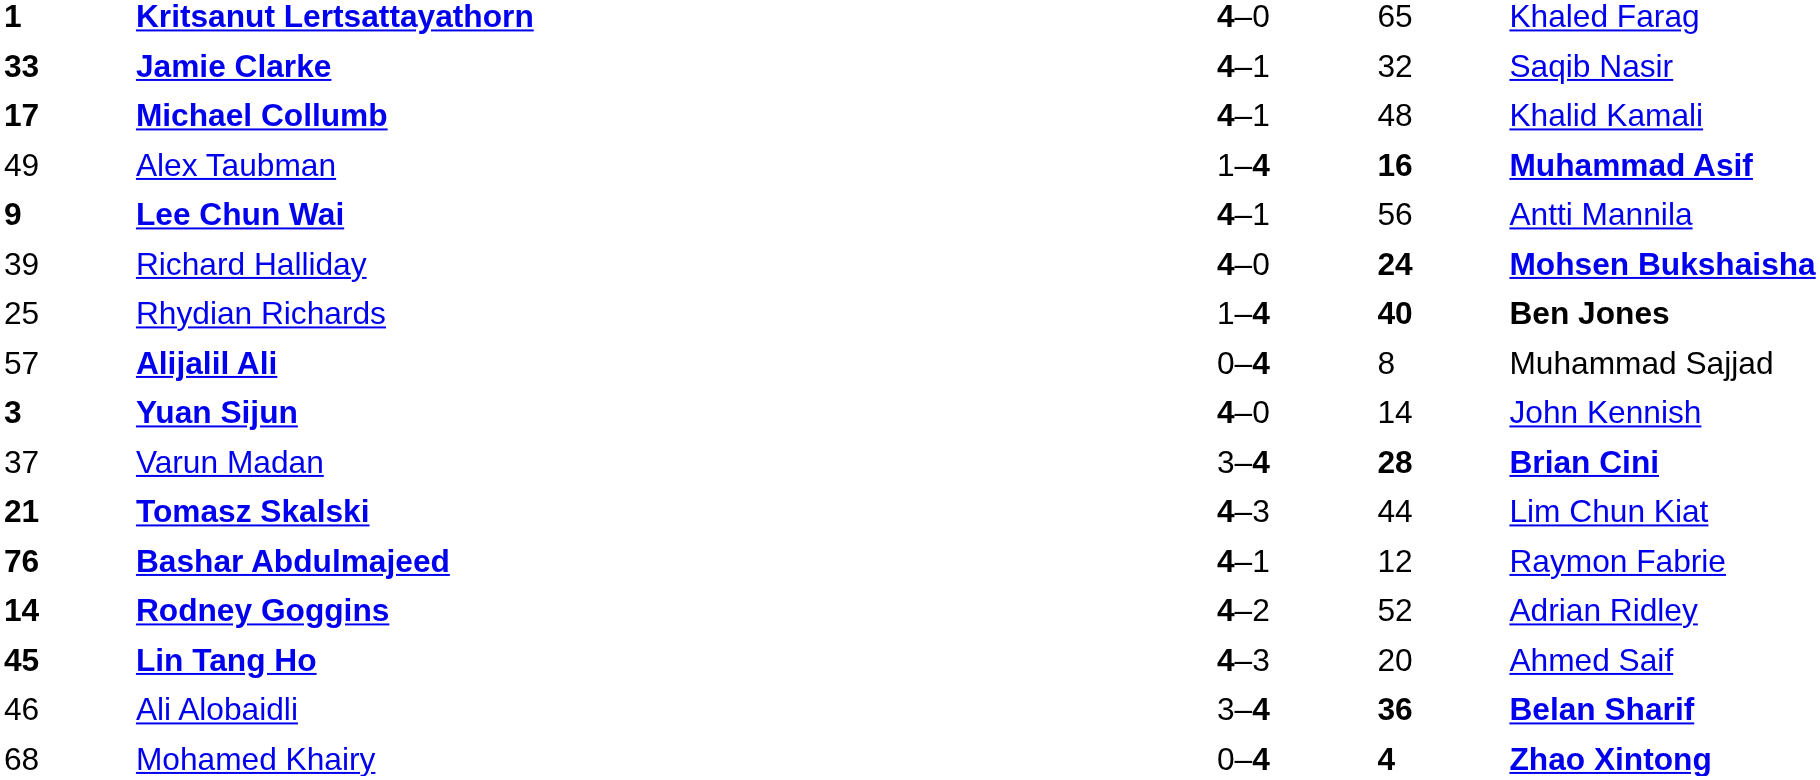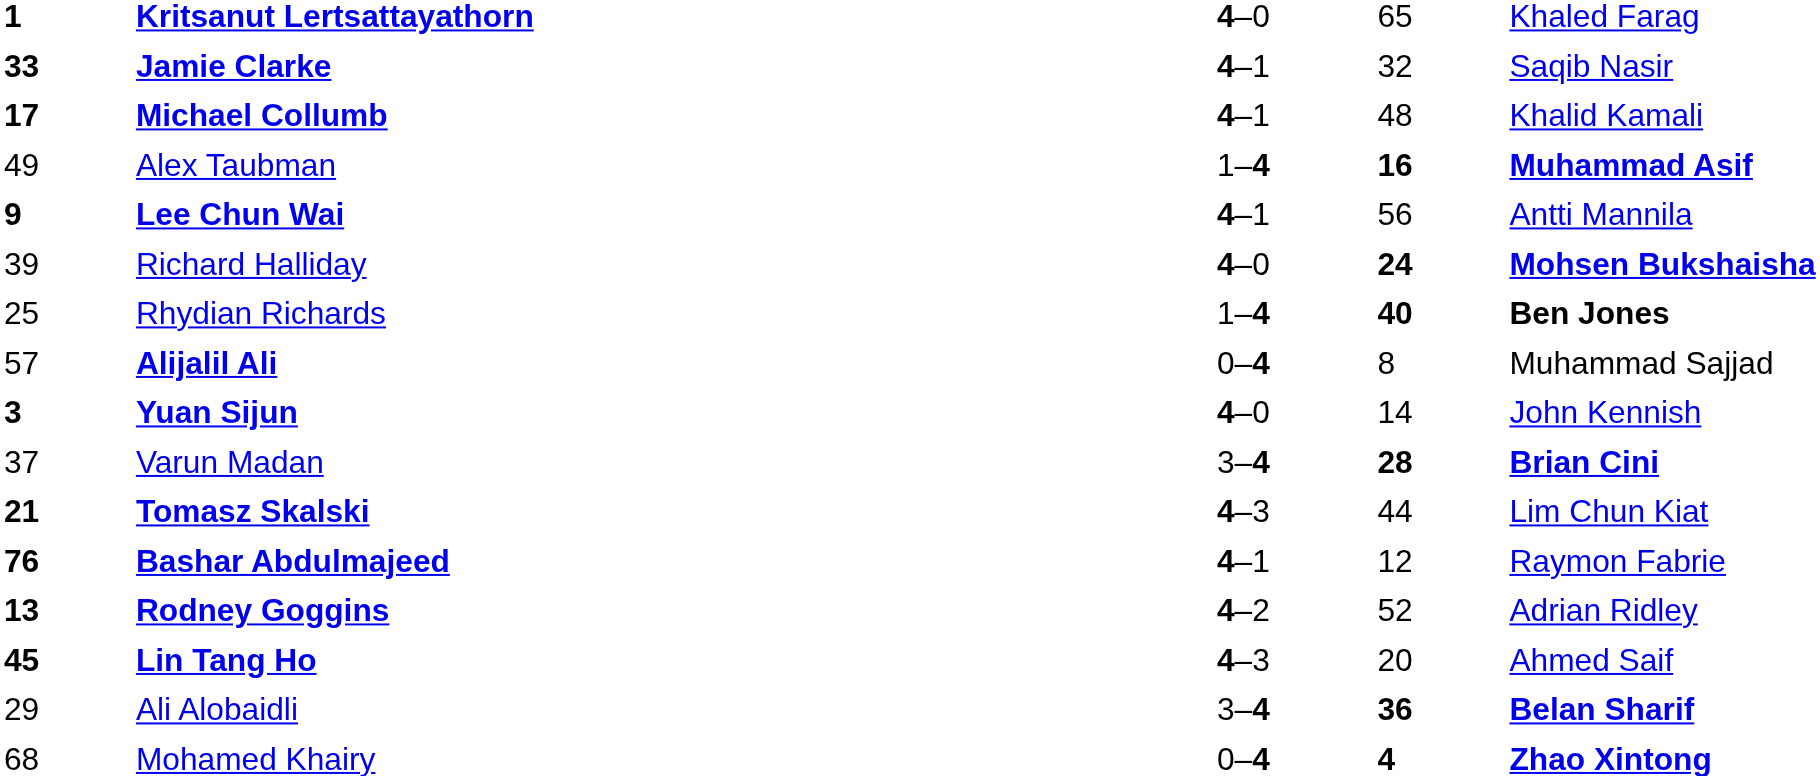(21, 611) 14 -> (21, 611) 13
(21, 710) 46 -> (21, 710) 29
